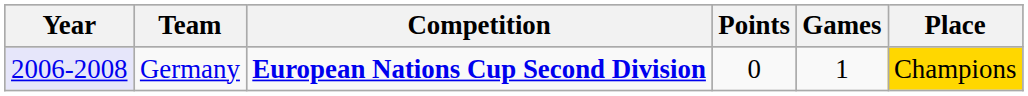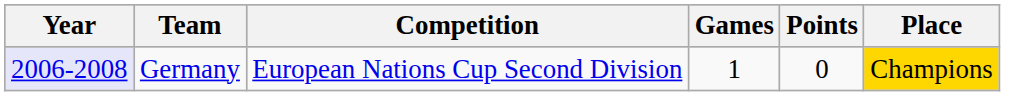columns swapped: (842, 25) <-> (754, 25)
(479, 68) bold -> (467, 68) normal
